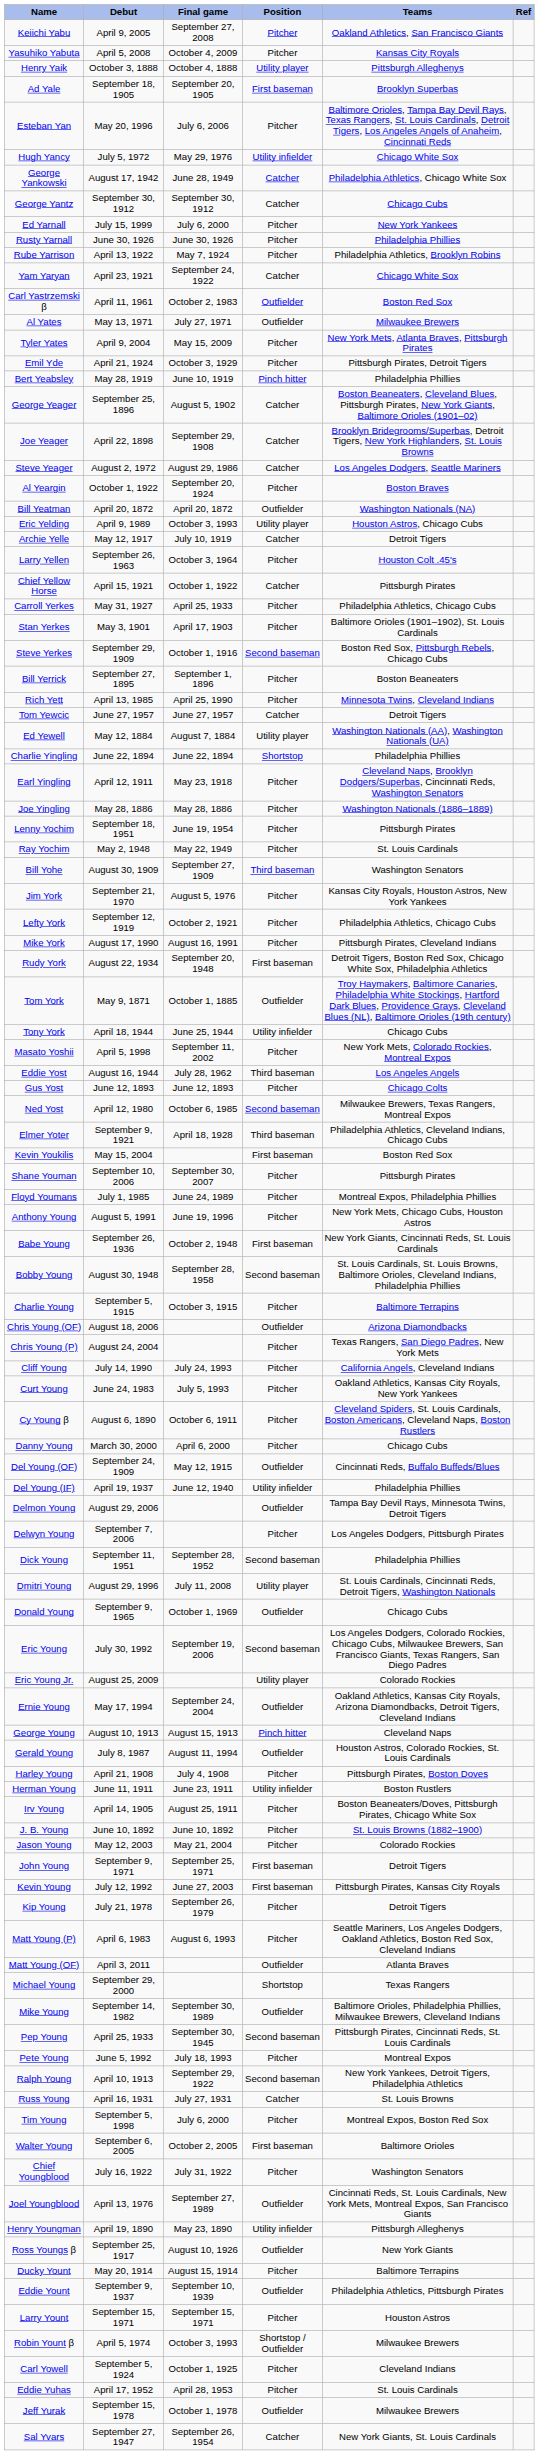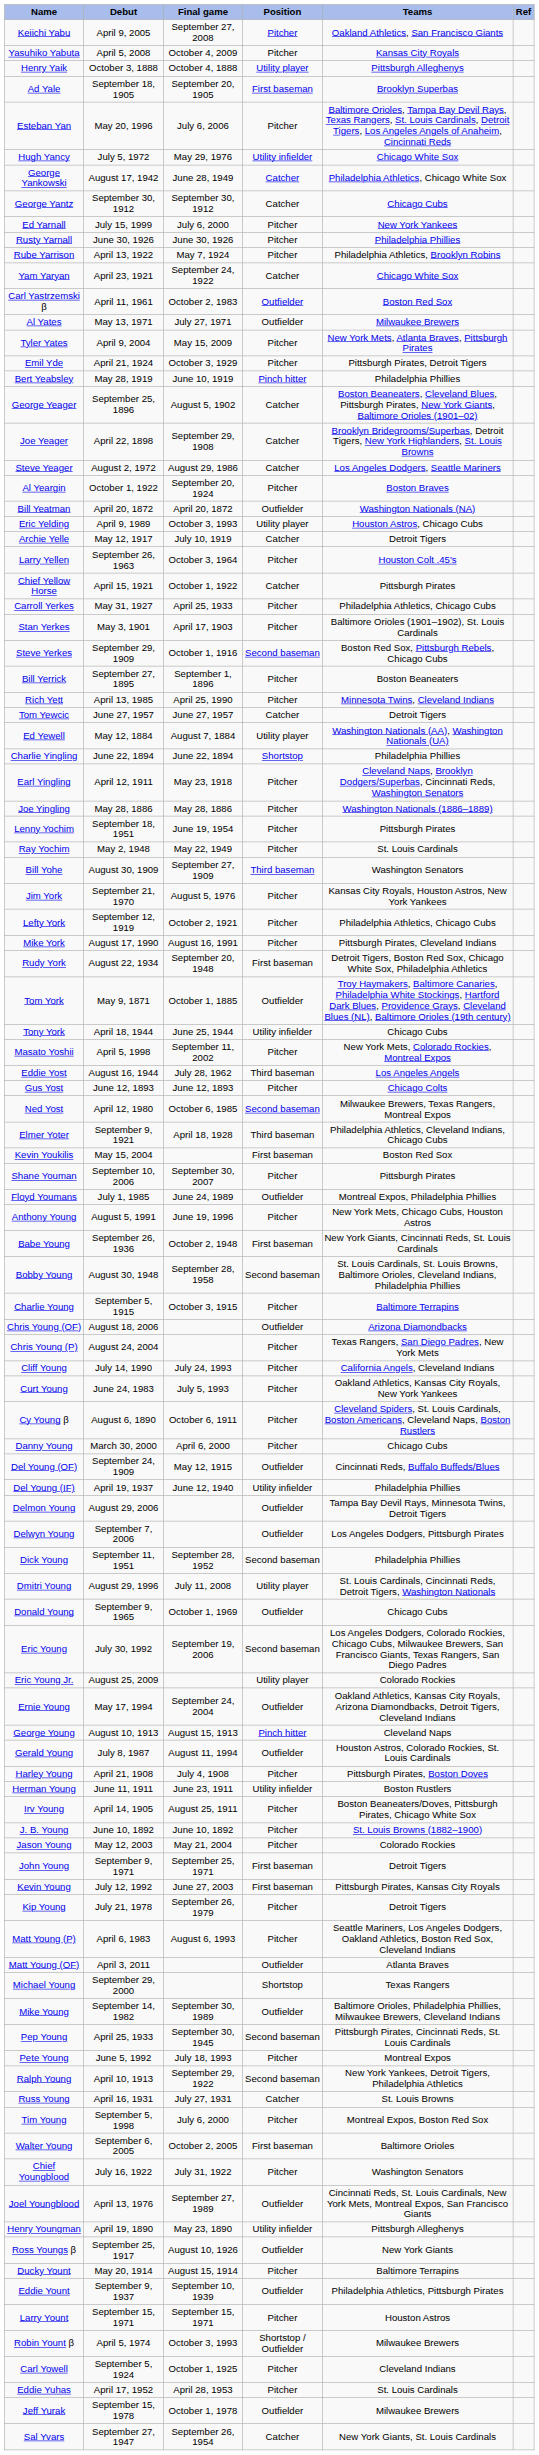(282, 1197) Pitcher -> (282, 1197) Outfielder
(282, 1534) Pitcher -> (282, 1534) Outfielder
